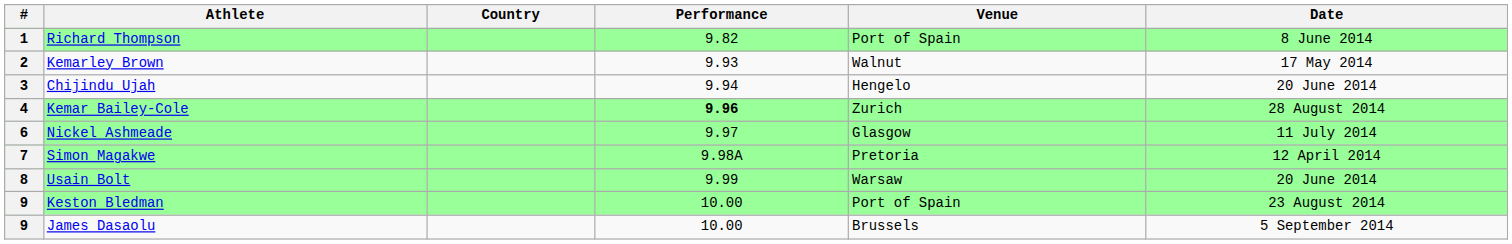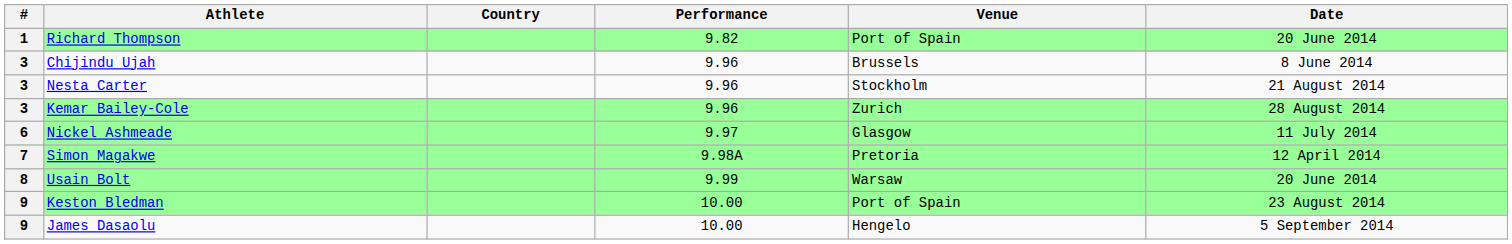(1327, 39) 8 June 2014 -> (1327, 39) 20 June 2014
- row: (105, 63)
(722, 86) 9.94 -> (722, 63) 9.96
(881, 86) Hengelo -> (885, 63) Brussels
(1327, 86) 20 June 2014 -> (1327, 63) 8 June 2014
+ row: (97, 86)
(24, 110) 4 -> (24, 110) 3
(722, 110) bold -> (722, 110) normal
(885, 226) Brussels -> (881, 226) Hengelo
